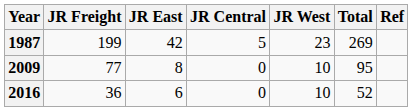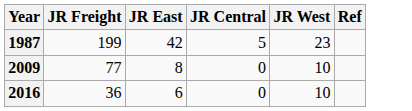- column: (355, 17)
